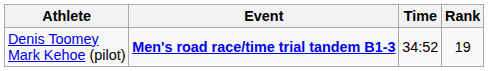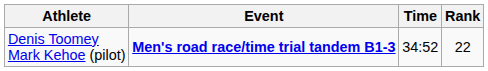(463, 47) 19 -> (463, 47) 22
